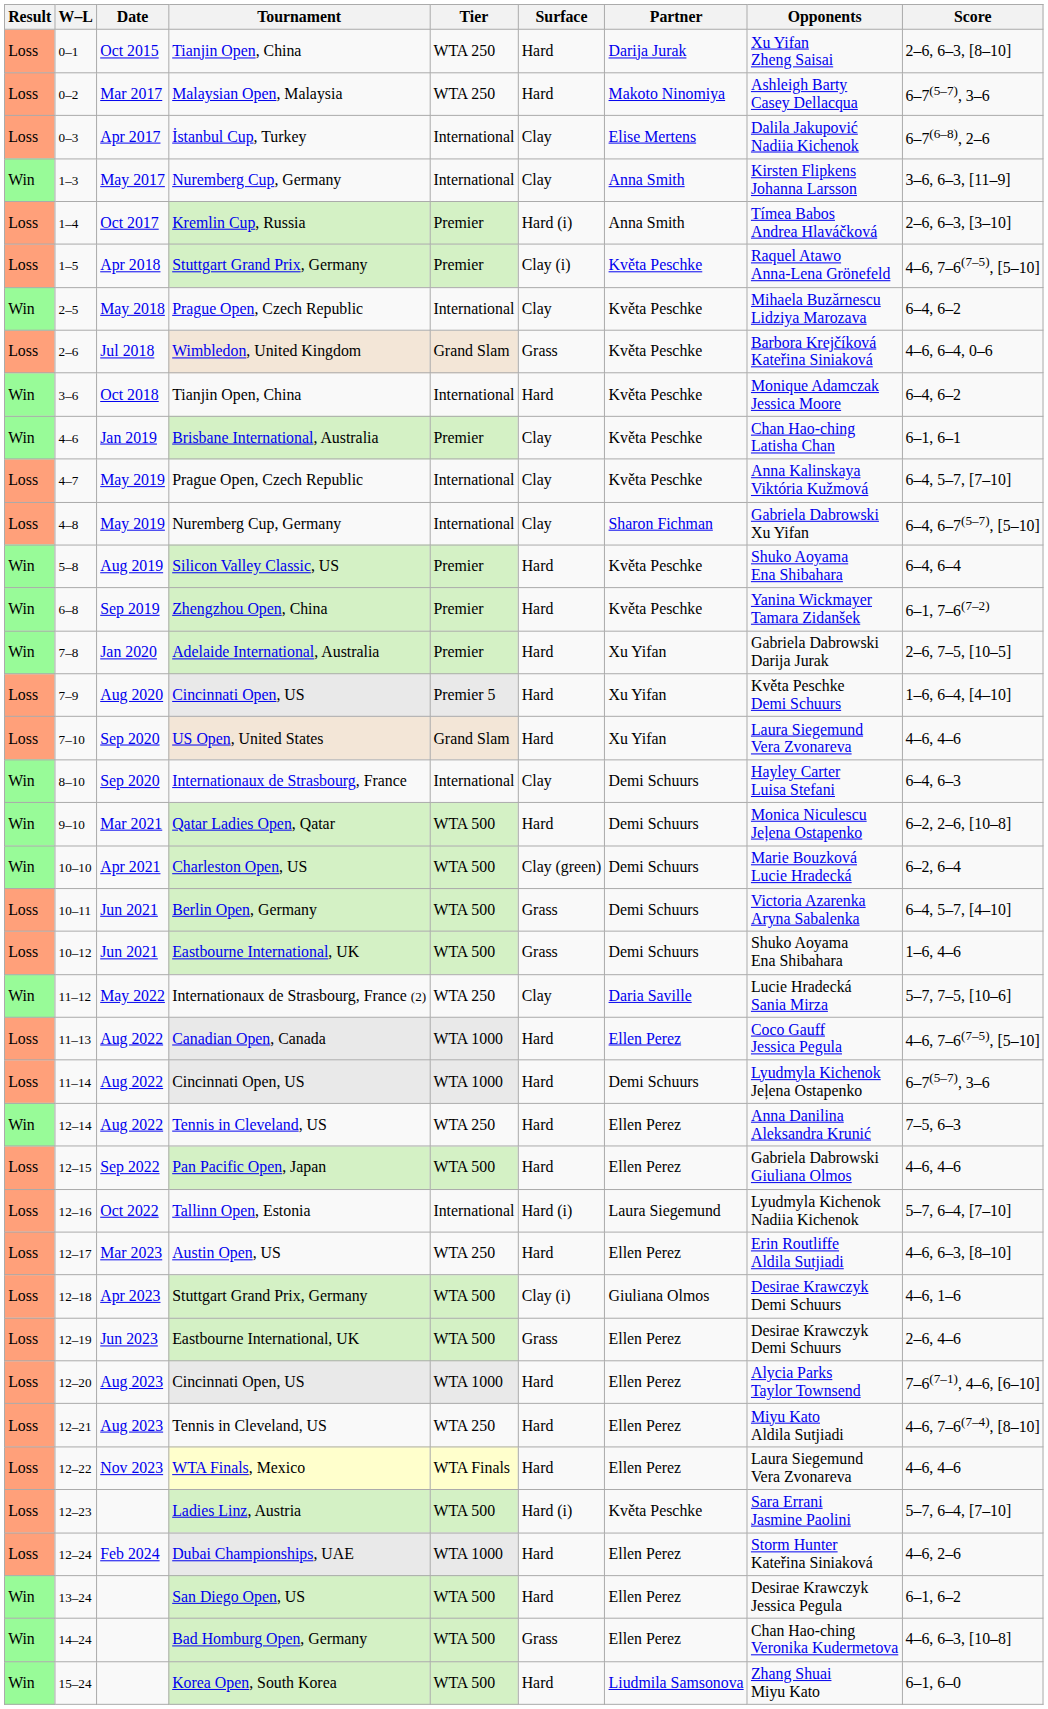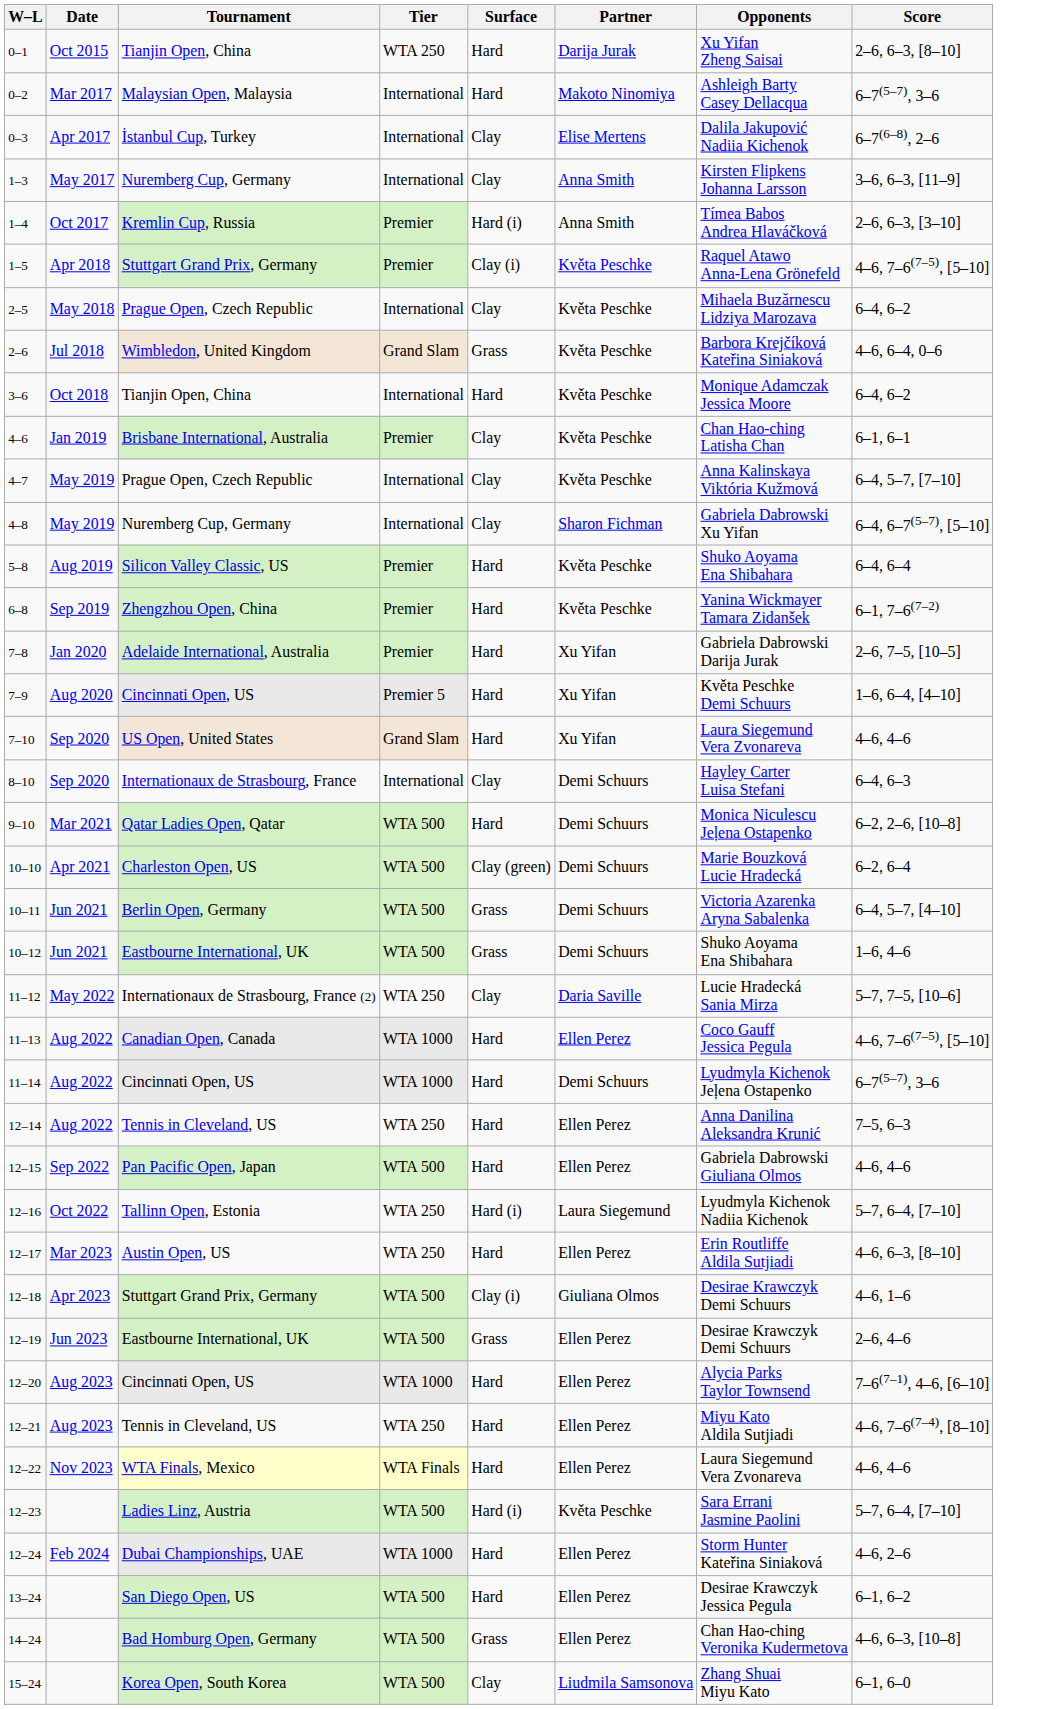- column: (30, 17)
(464, 94) WTA 250 -> (423, 94) International
(474, 1210) International -> (414, 1210) WTA 250
(537, 1682) Hard -> (486, 1682) Clay
